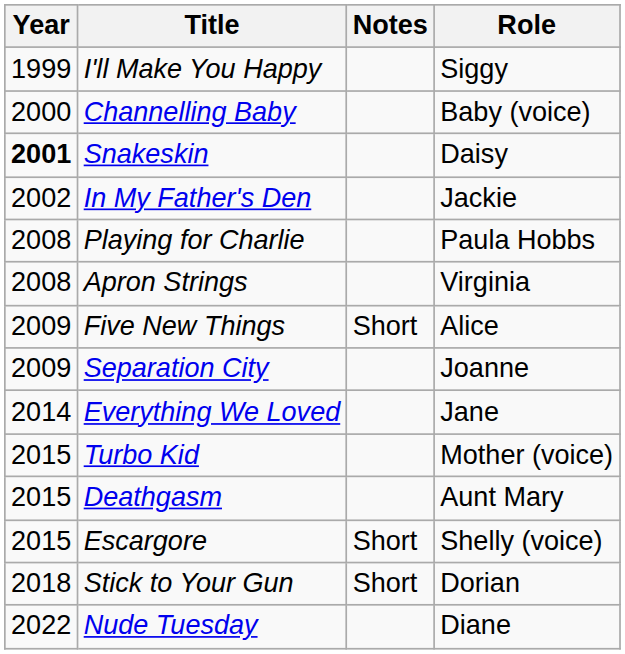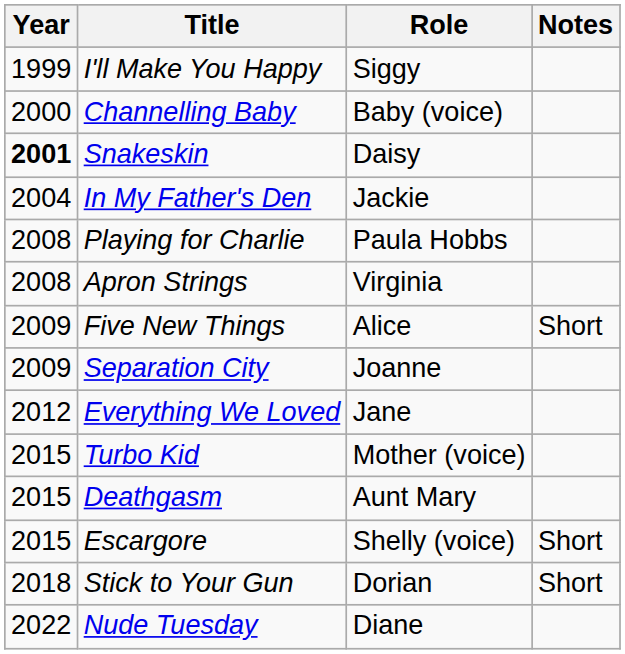columns swapped: (527, 25) <-> (390, 25)
(41, 197) 2002 -> (41, 197) 2004
(41, 411) 2014 -> (41, 411) 2012
